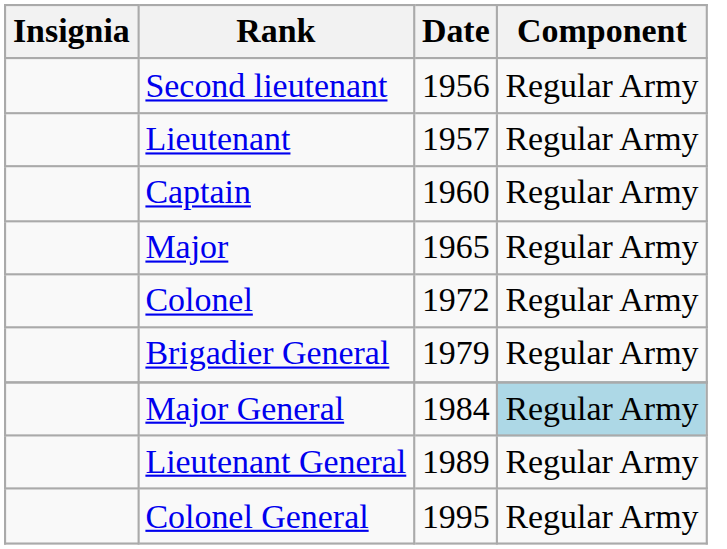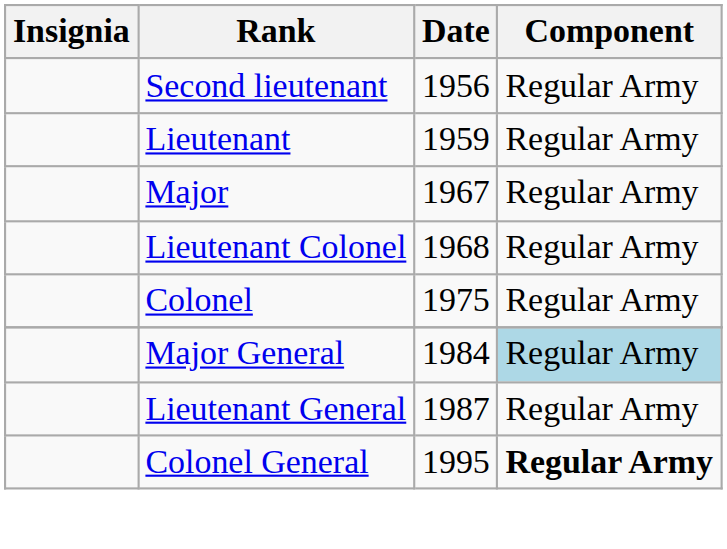(456, 138) 1957 -> (456, 138) 1959
- row: (198, 192)
(456, 246) 1965 -> (456, 192) 1967
+ row: (276, 246)
(456, 300) 1972 -> (456, 300) 1975
- row: (267, 354)
(456, 461) 1989 -> (456, 407) 1987
(602, 515) normal -> (609, 461) bold
